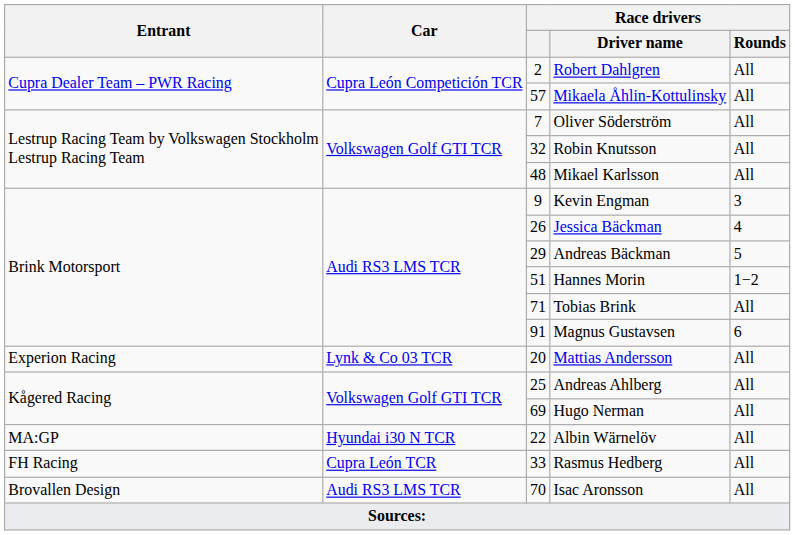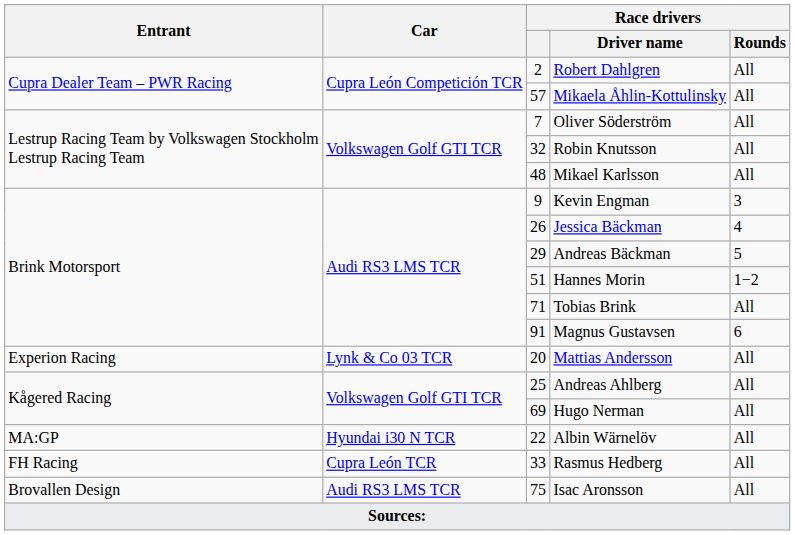(538, 489) 70 -> (538, 489) 75
